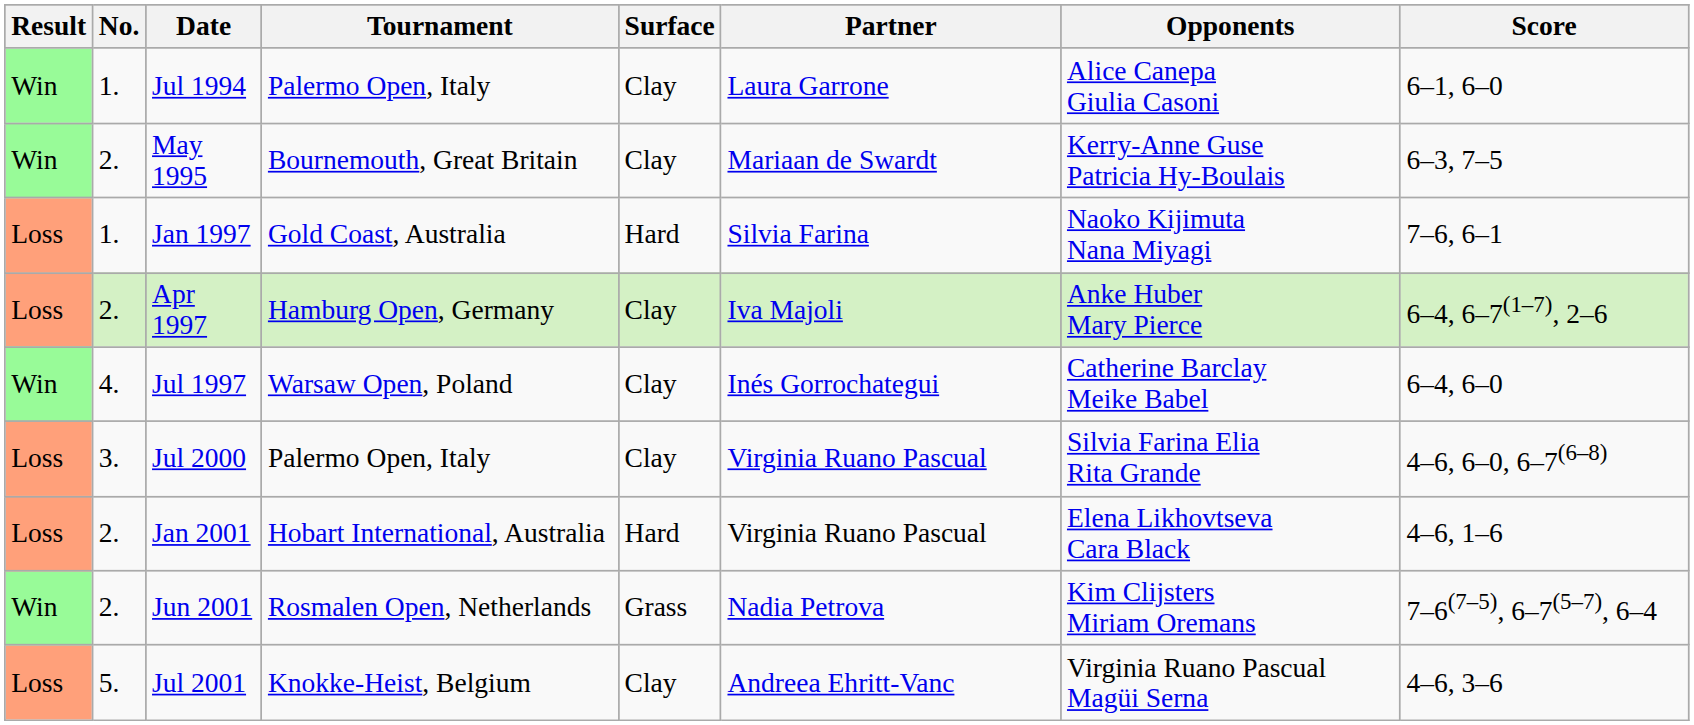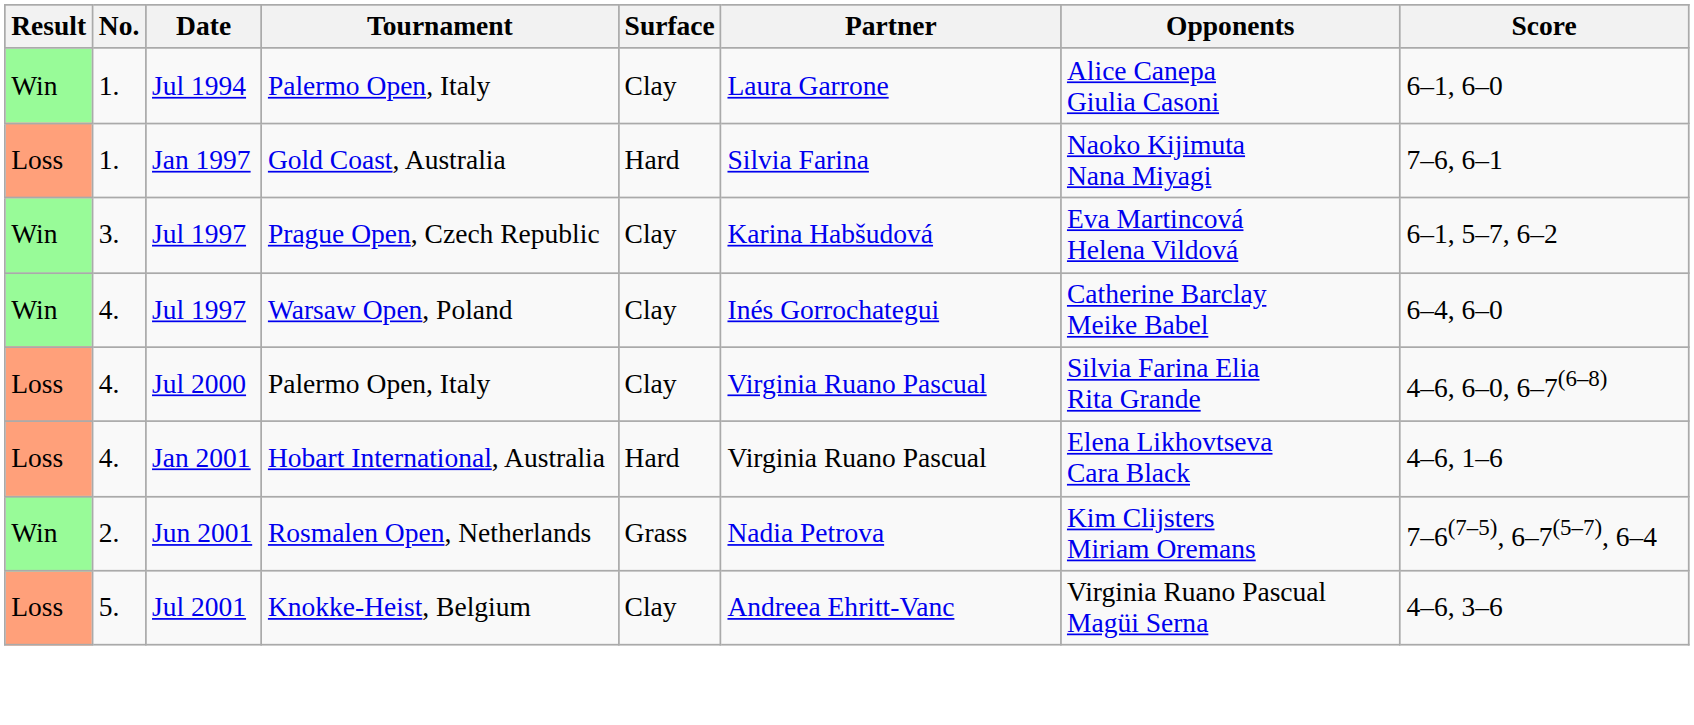- row: (180, 160)
- row: (180, 309)
+ row: (199, 234)
(109, 458) 3. -> (109, 383) 4.
(109, 533) 2. -> (109, 458) 4.
